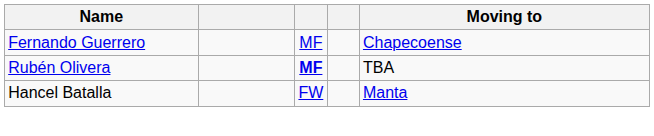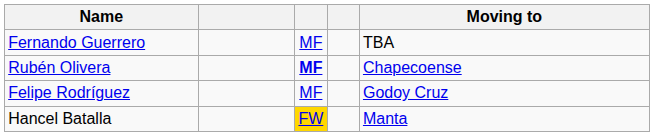(412, 42) Chapecoense -> (378, 42) TBA
(378, 67) TBA -> (412, 67) Chapecoense
+ row: (69, 93)
(311, 93) no background -> (311, 118) gold background
